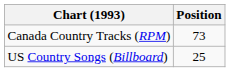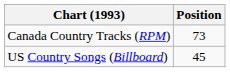(199, 56) 25 -> (199, 56) 45
